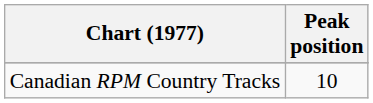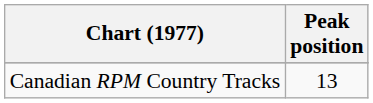(327, 80) 10 -> (327, 80) 13
